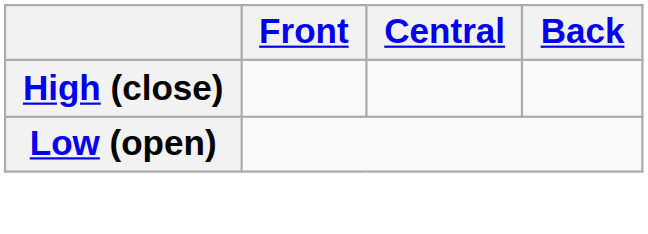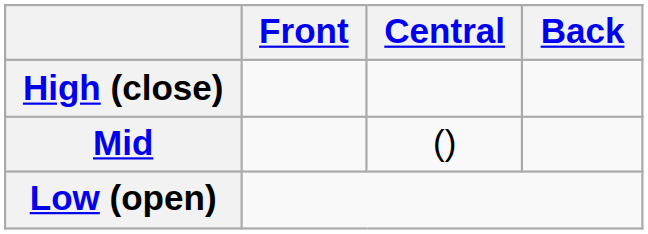+ row: (123, 143)
